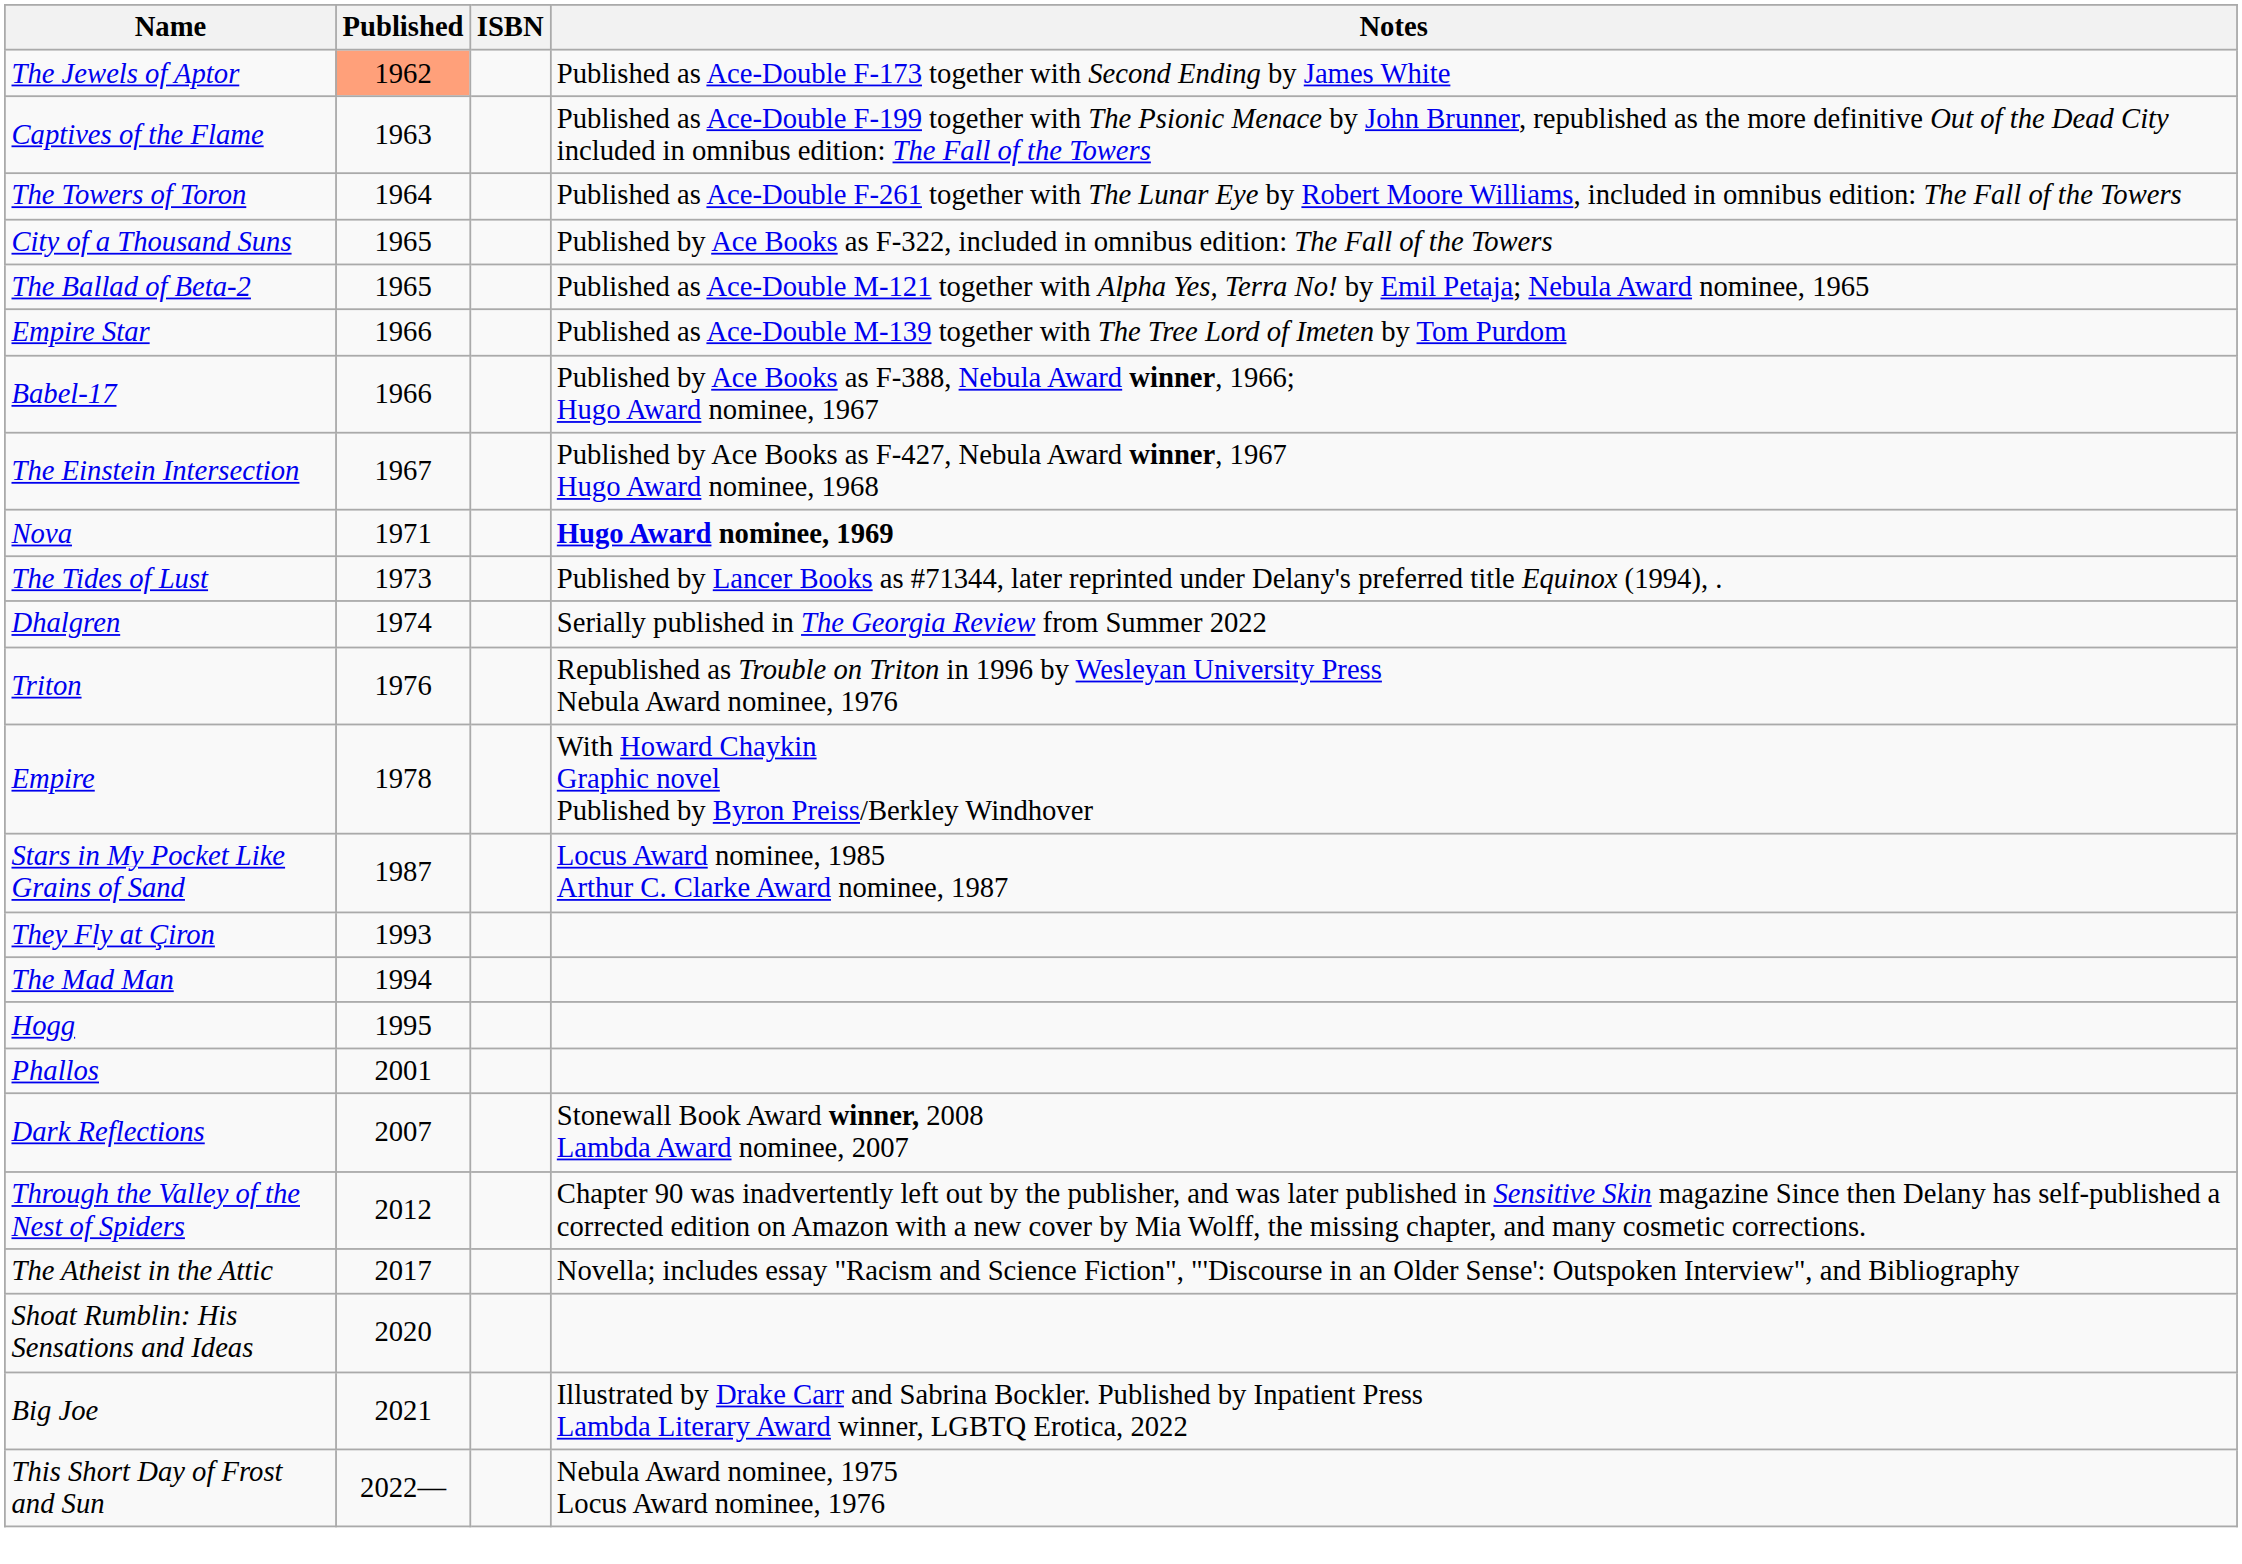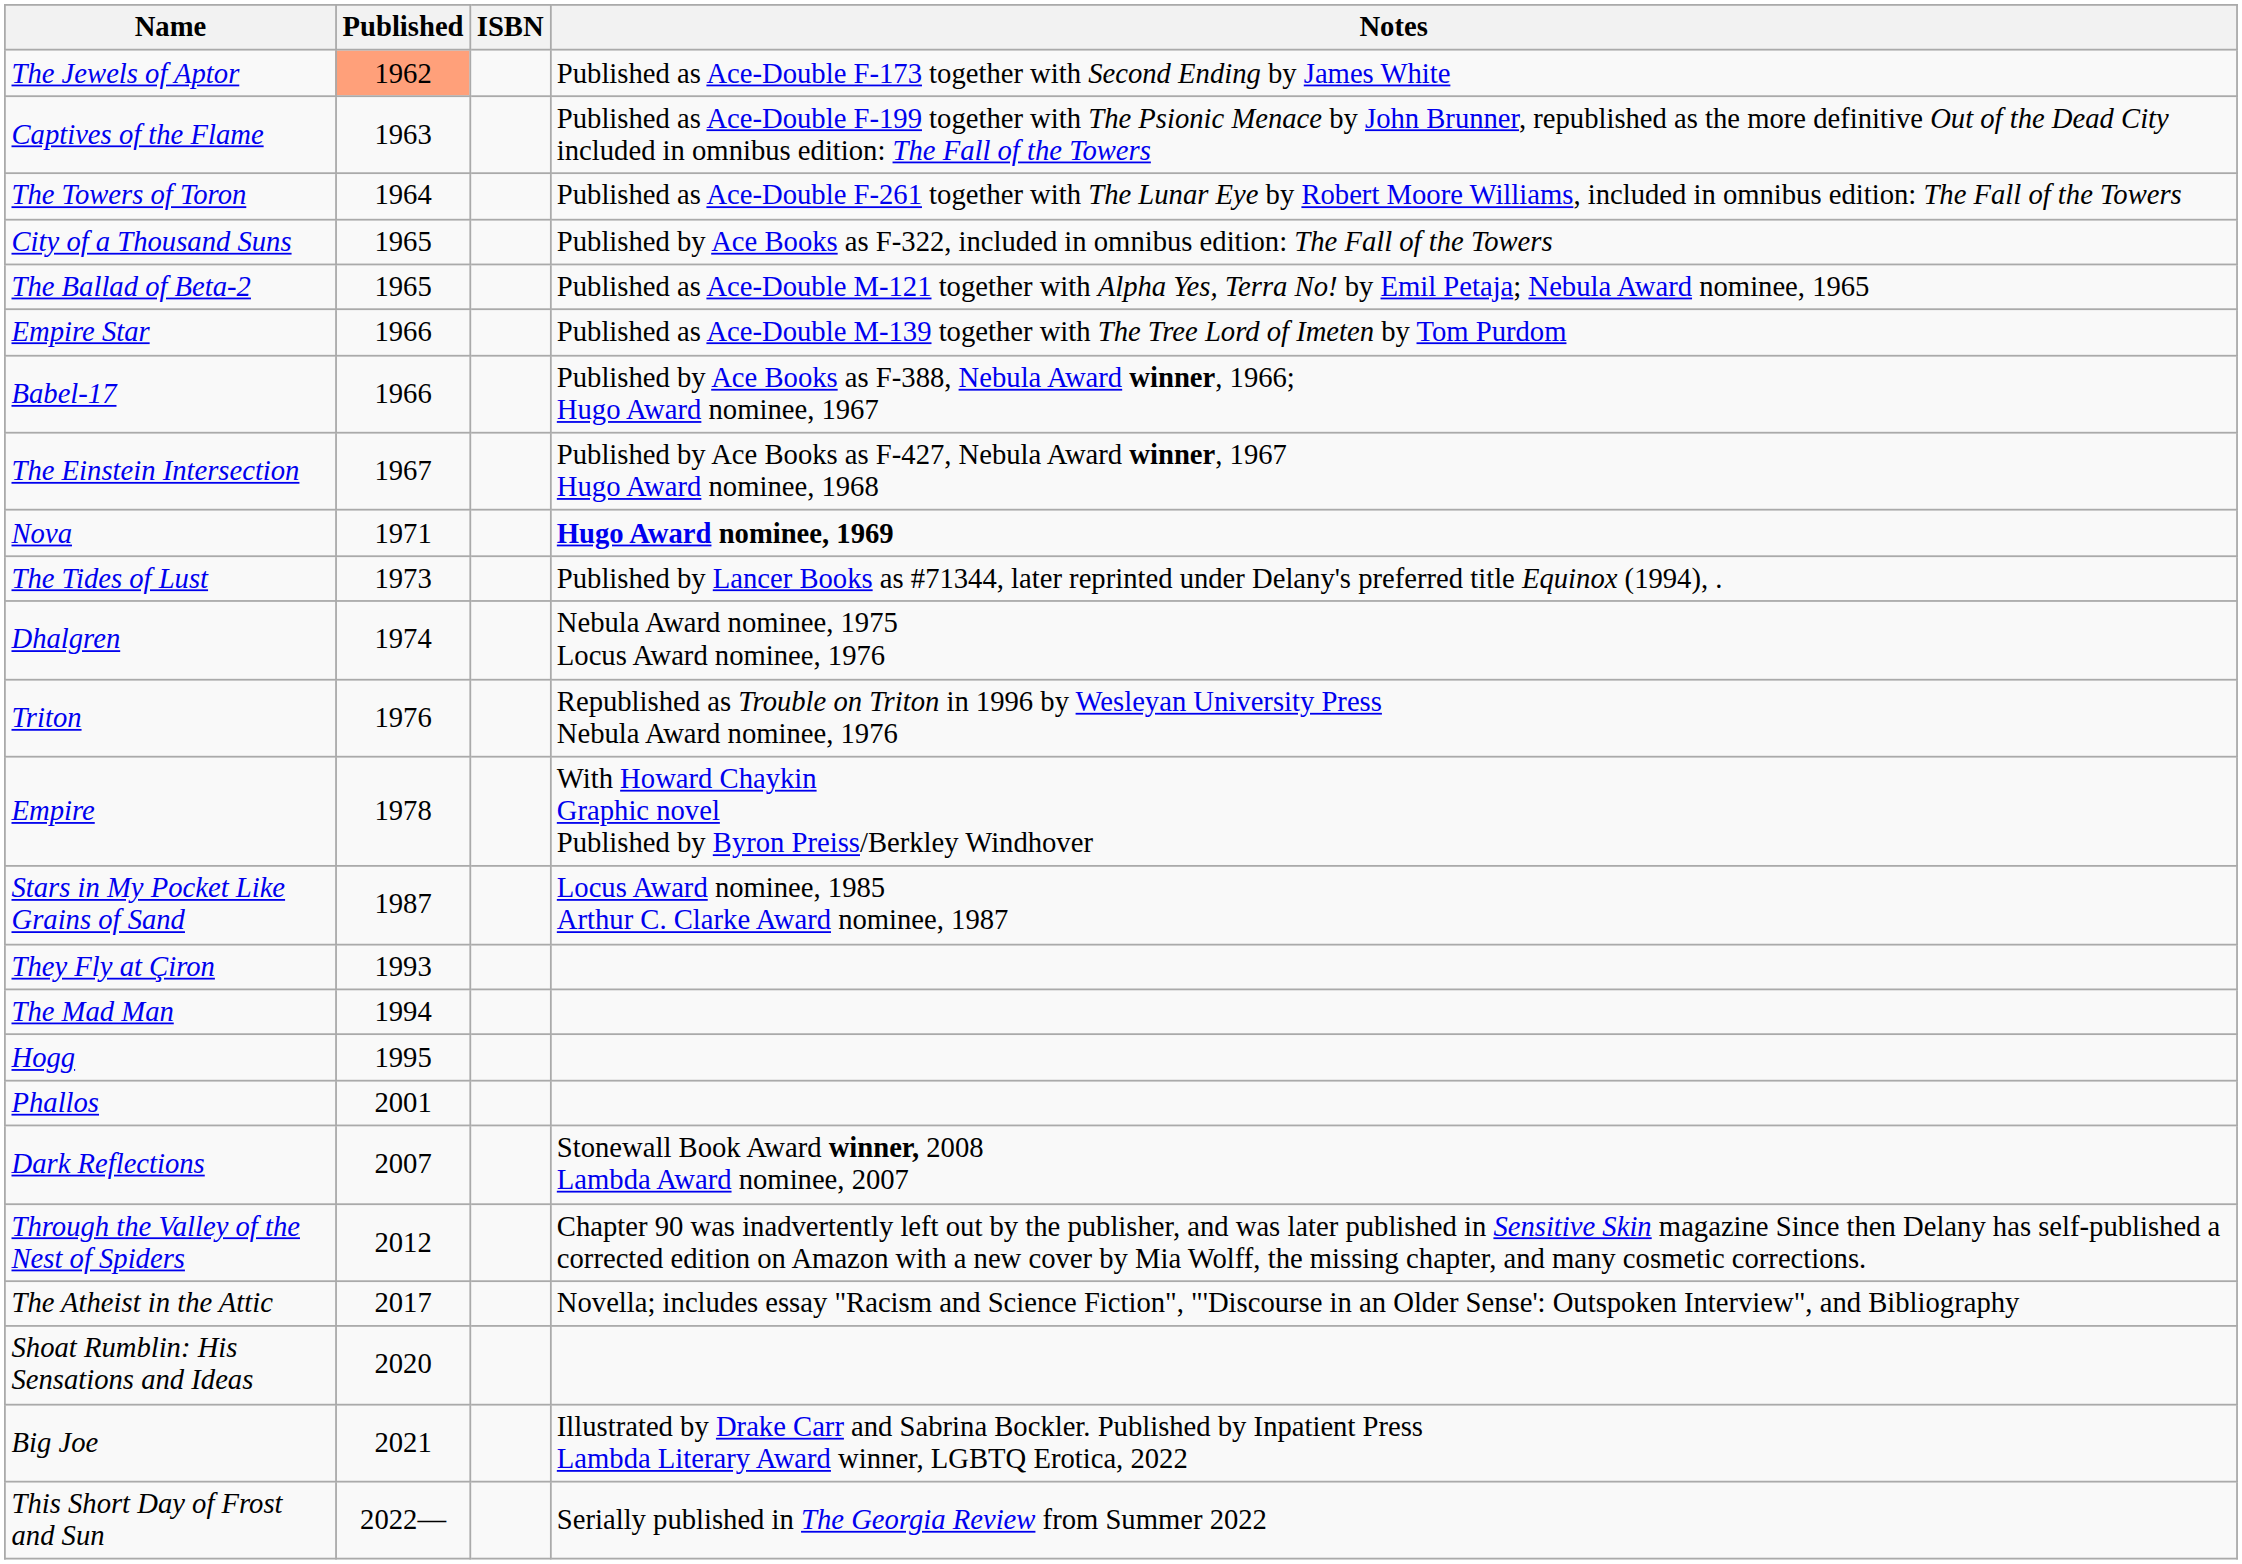(912, 623) Serially published in The Georgia Review from Summer 2022 -> (727, 639) Nebula Award nominee, 1975 Locus Award nominee, 1976
(727, 1487) Nebula Award nominee, 1975 Locus Award nominee, 1976 -> (912, 1520) Serially published in The Georgia Review from Summer 2022
